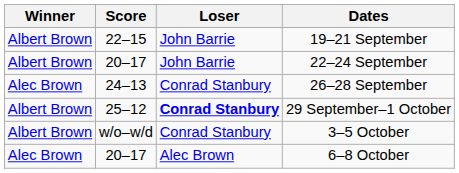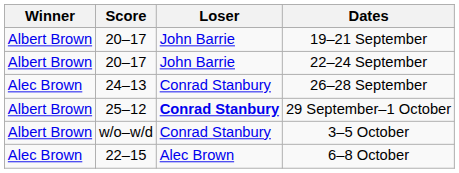(126, 39) 22–15 -> (126, 39) 20–17
(126, 156) 20–17 -> (126, 156) 22–15
